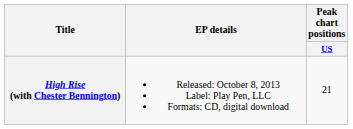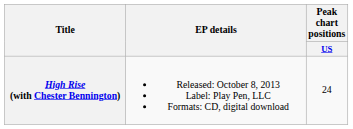(327, 90) 21 -> (327, 90) 24
